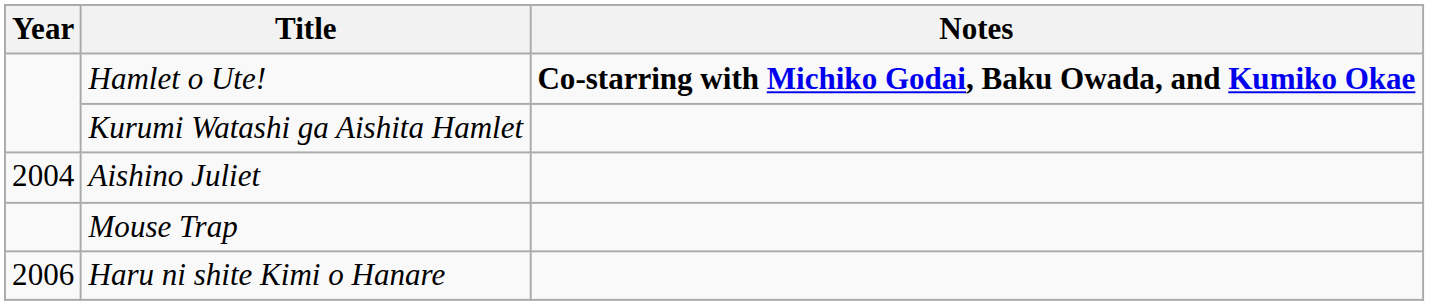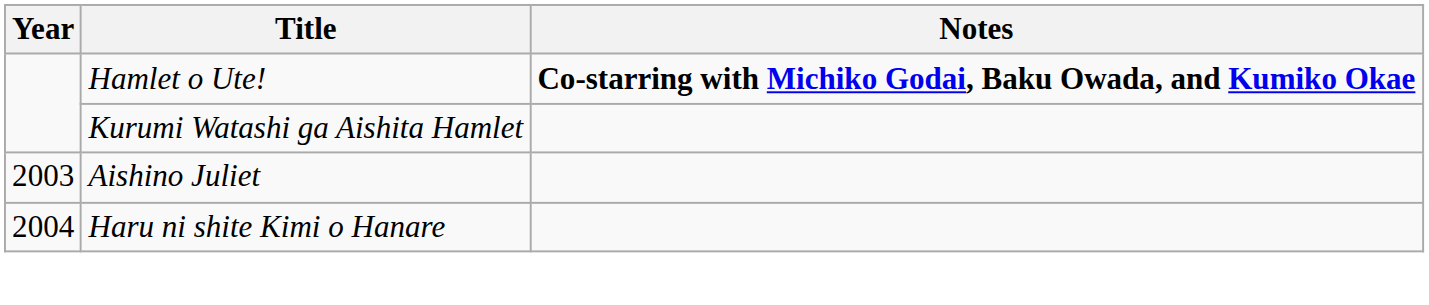(43, 176) 2004 -> (43, 176) 2003
- row: (163, 226)
(43, 275) 2006 -> (43, 226) 2004
